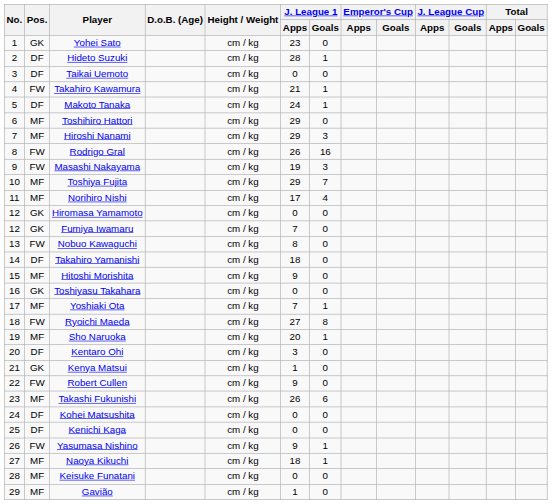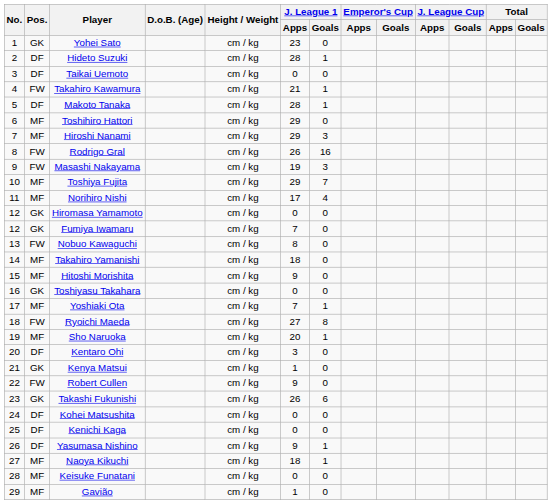(295, 105) 24 -> (295, 105) 28
(37, 259) DF -> (37, 259) MF
(37, 399) MF -> (37, 399) GK
(37, 445) FW -> (37, 445) DF
